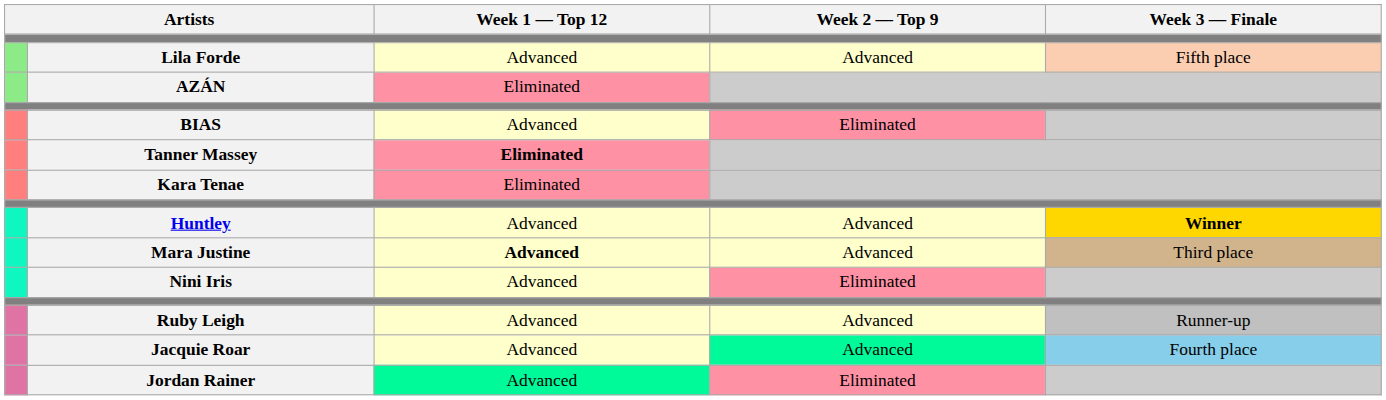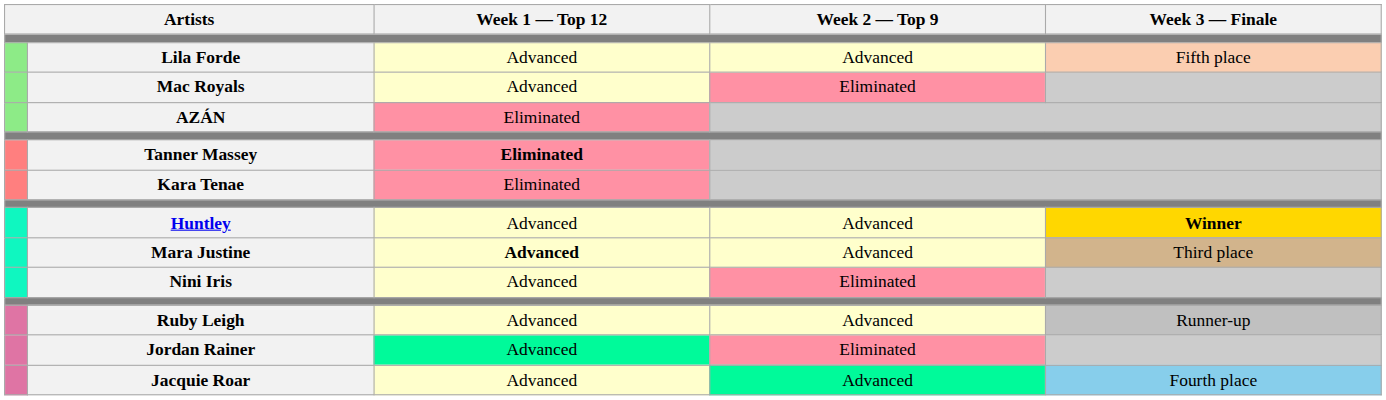+ row: (201, 87)
- row: (201, 125)
rows swapped: (201, 349) <-> (201, 379)
